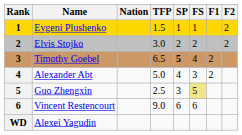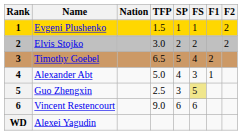(179, 59) bold -> (179, 59) normal
(211, 75) 2 -> (211, 75) 1
